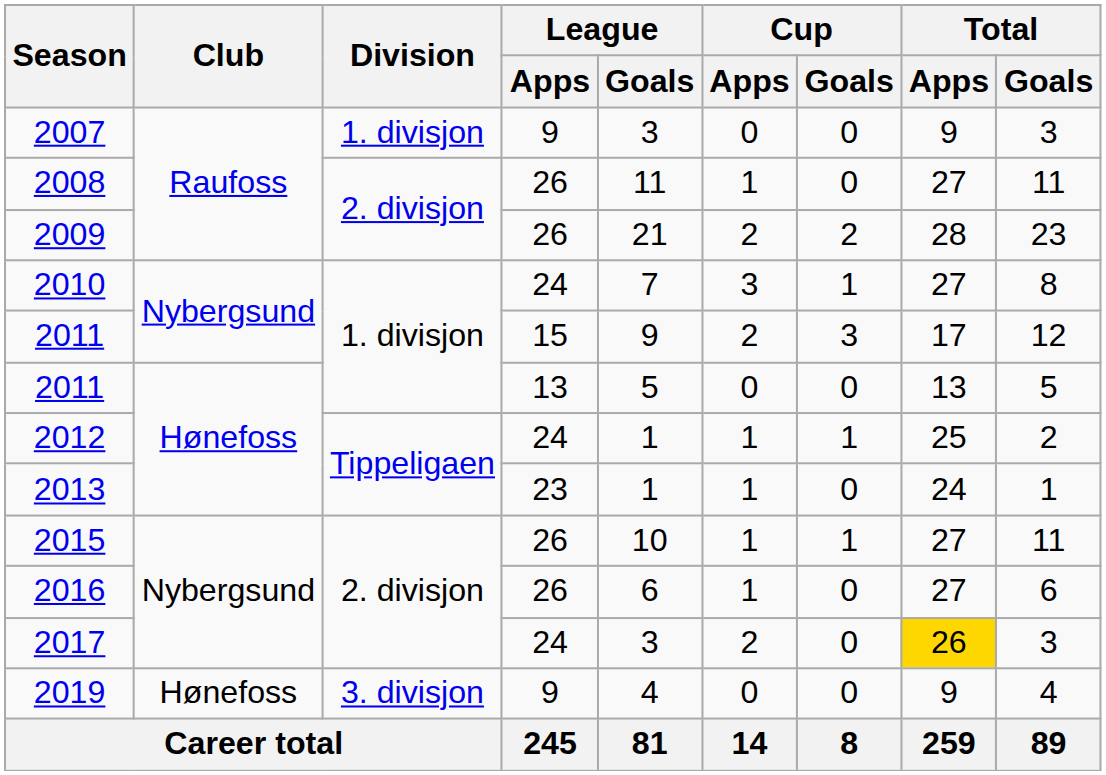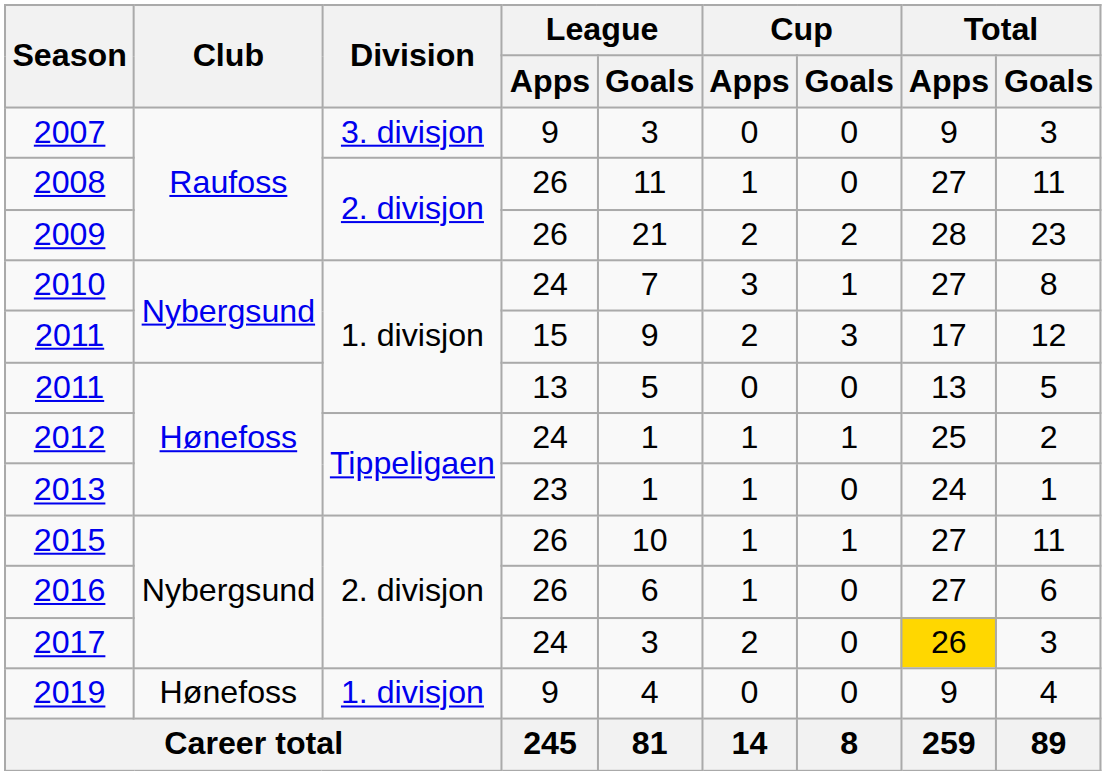(412, 132) 1. divisjon -> (412, 132) 3. divisjon
(412, 693) 3. divisjon -> (412, 693) 1. divisjon
